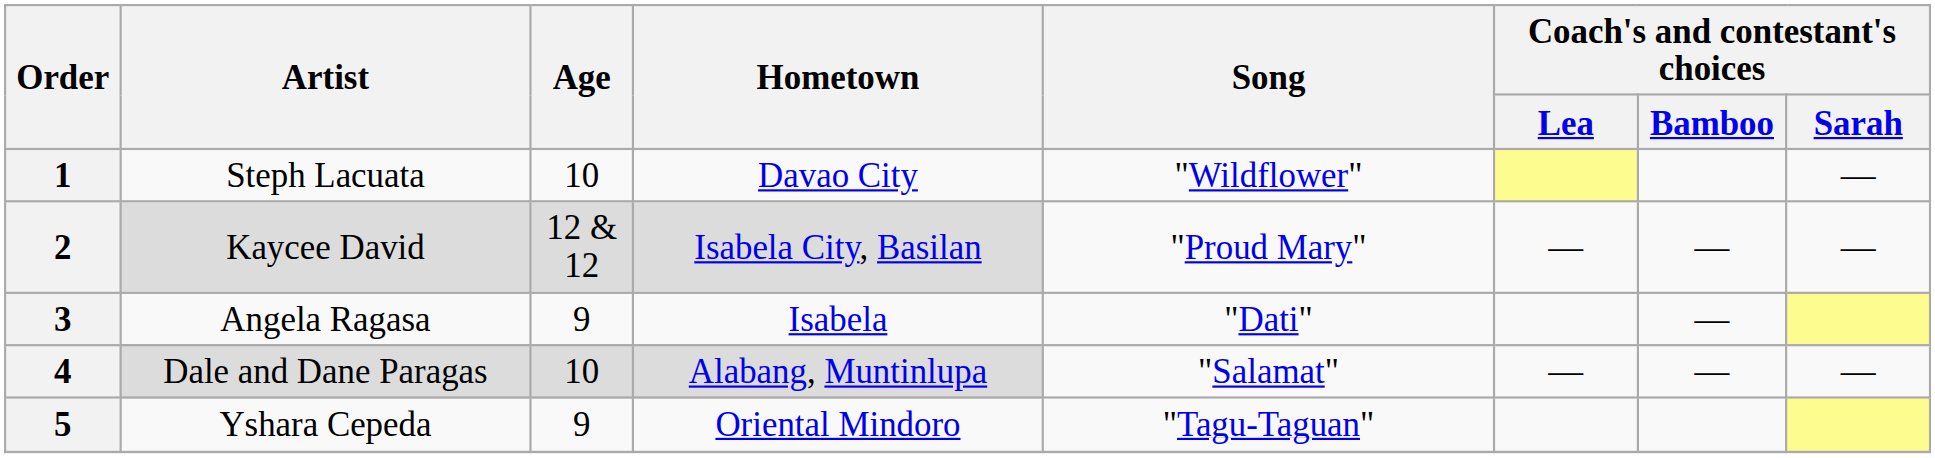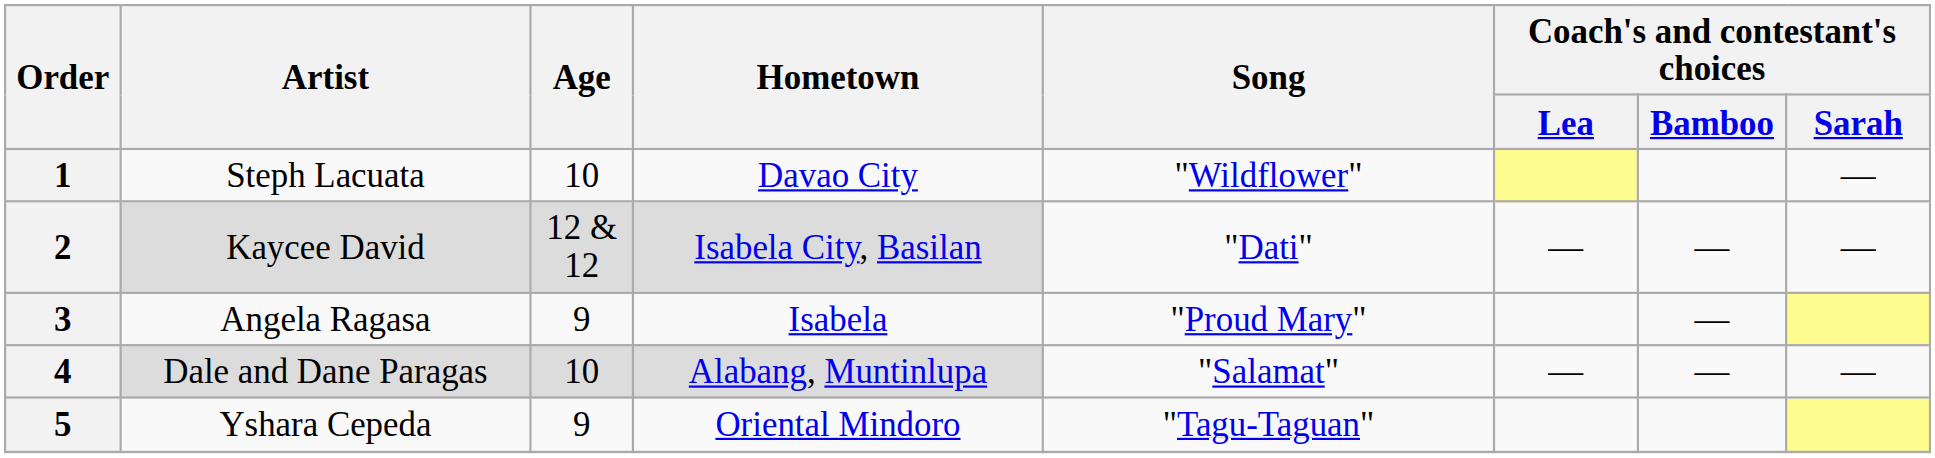(1269, 247) "Proud Mary" -> (1269, 247) "Dati"
(1269, 318) "Dati" -> (1269, 318) "Proud Mary"
